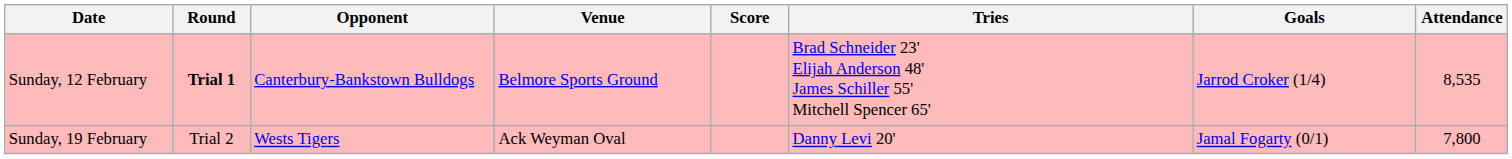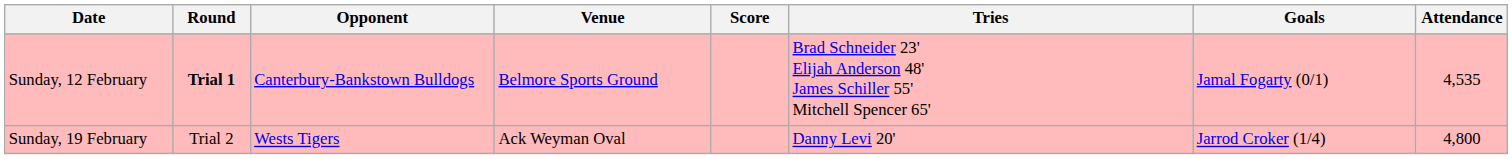(1261, 79) Jarrod Croker (1/4) -> (1263, 79) Jamal Fogarty (0/1)
(1462, 79) 8,535 -> (1462, 79) 4,535
(1263, 139) Jamal Fogarty (0/1) -> (1261, 139) Jarrod Croker (1/4)
(1462, 139) 7,800 -> (1462, 139) 4,800
